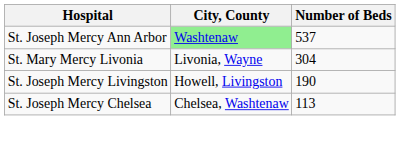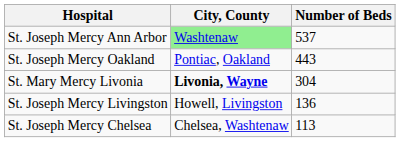+ row: (81, 59)
(218, 59) normal -> (221, 81) bold
(306, 81) 190 -> (306, 103) 136
